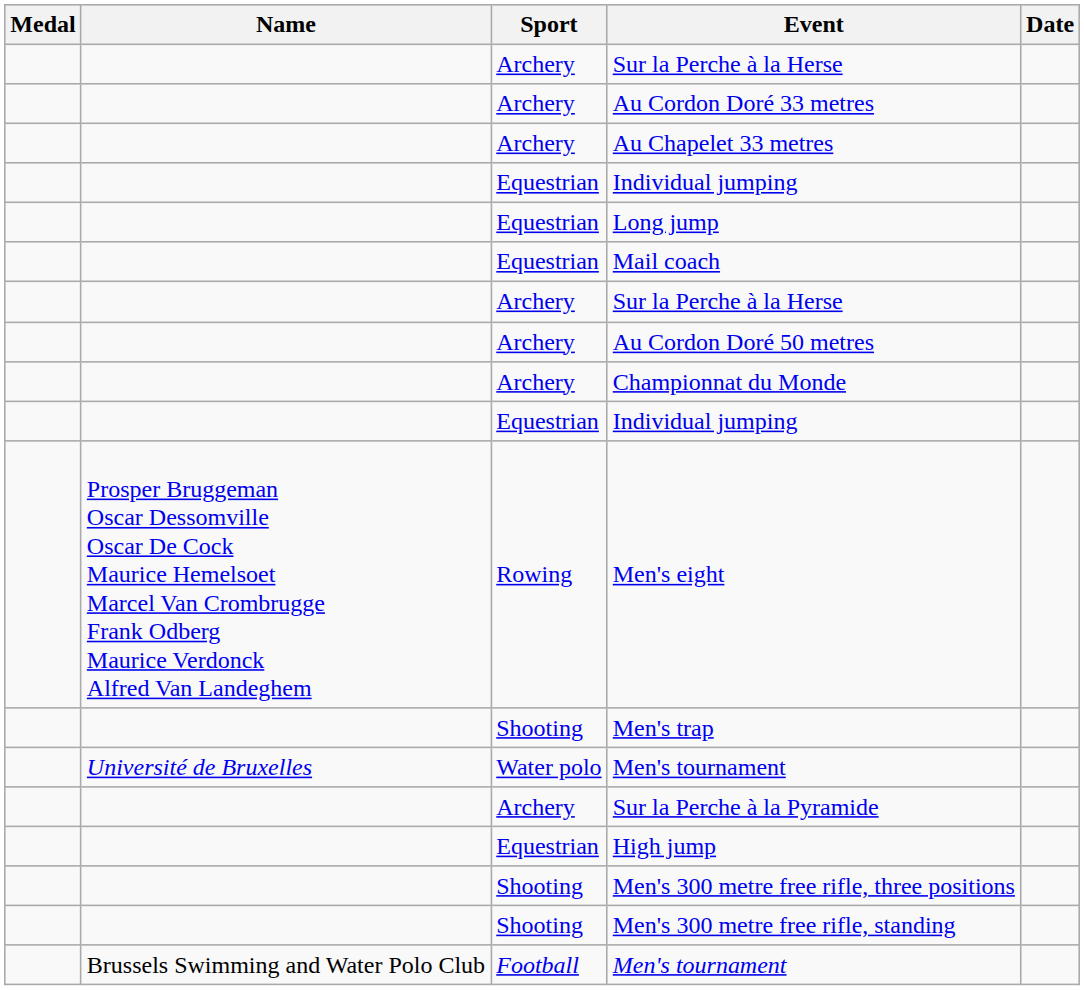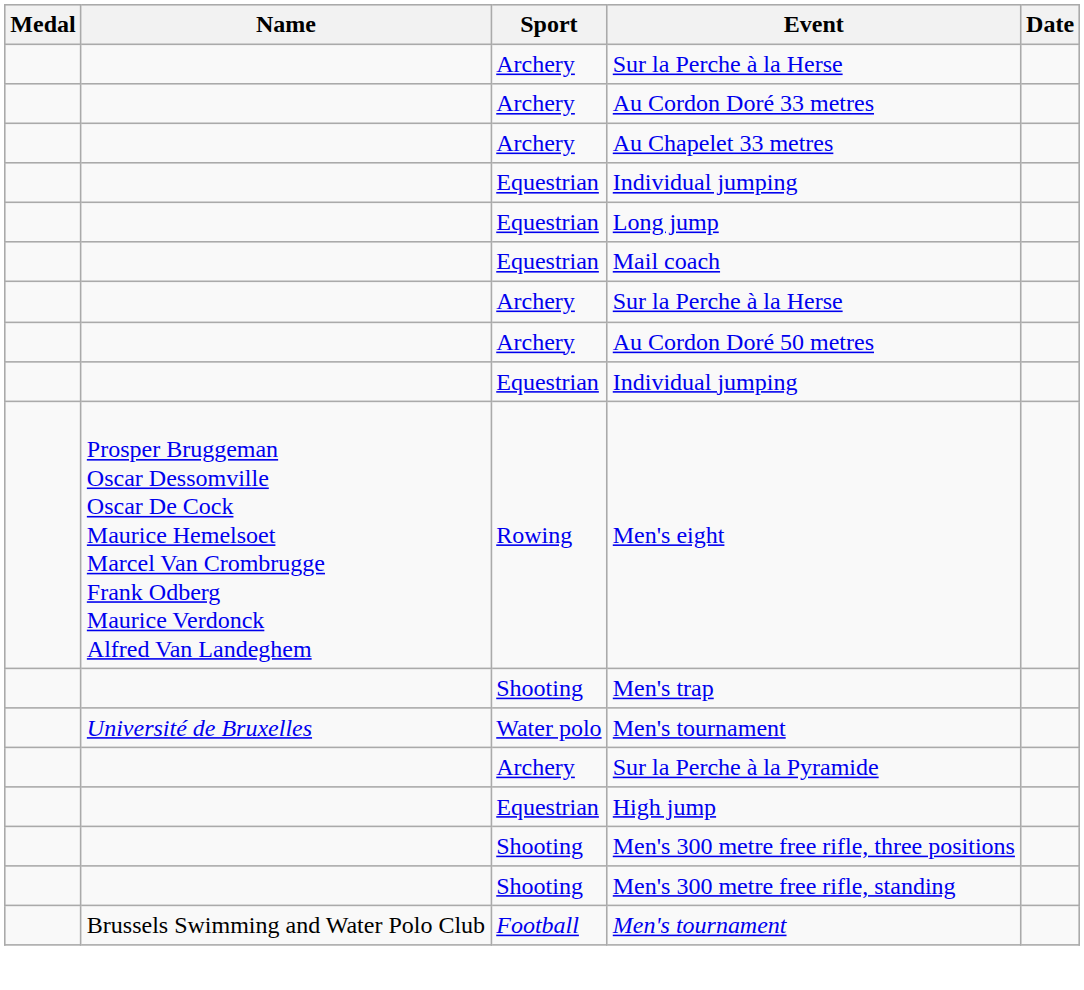- row: (536, 380)
